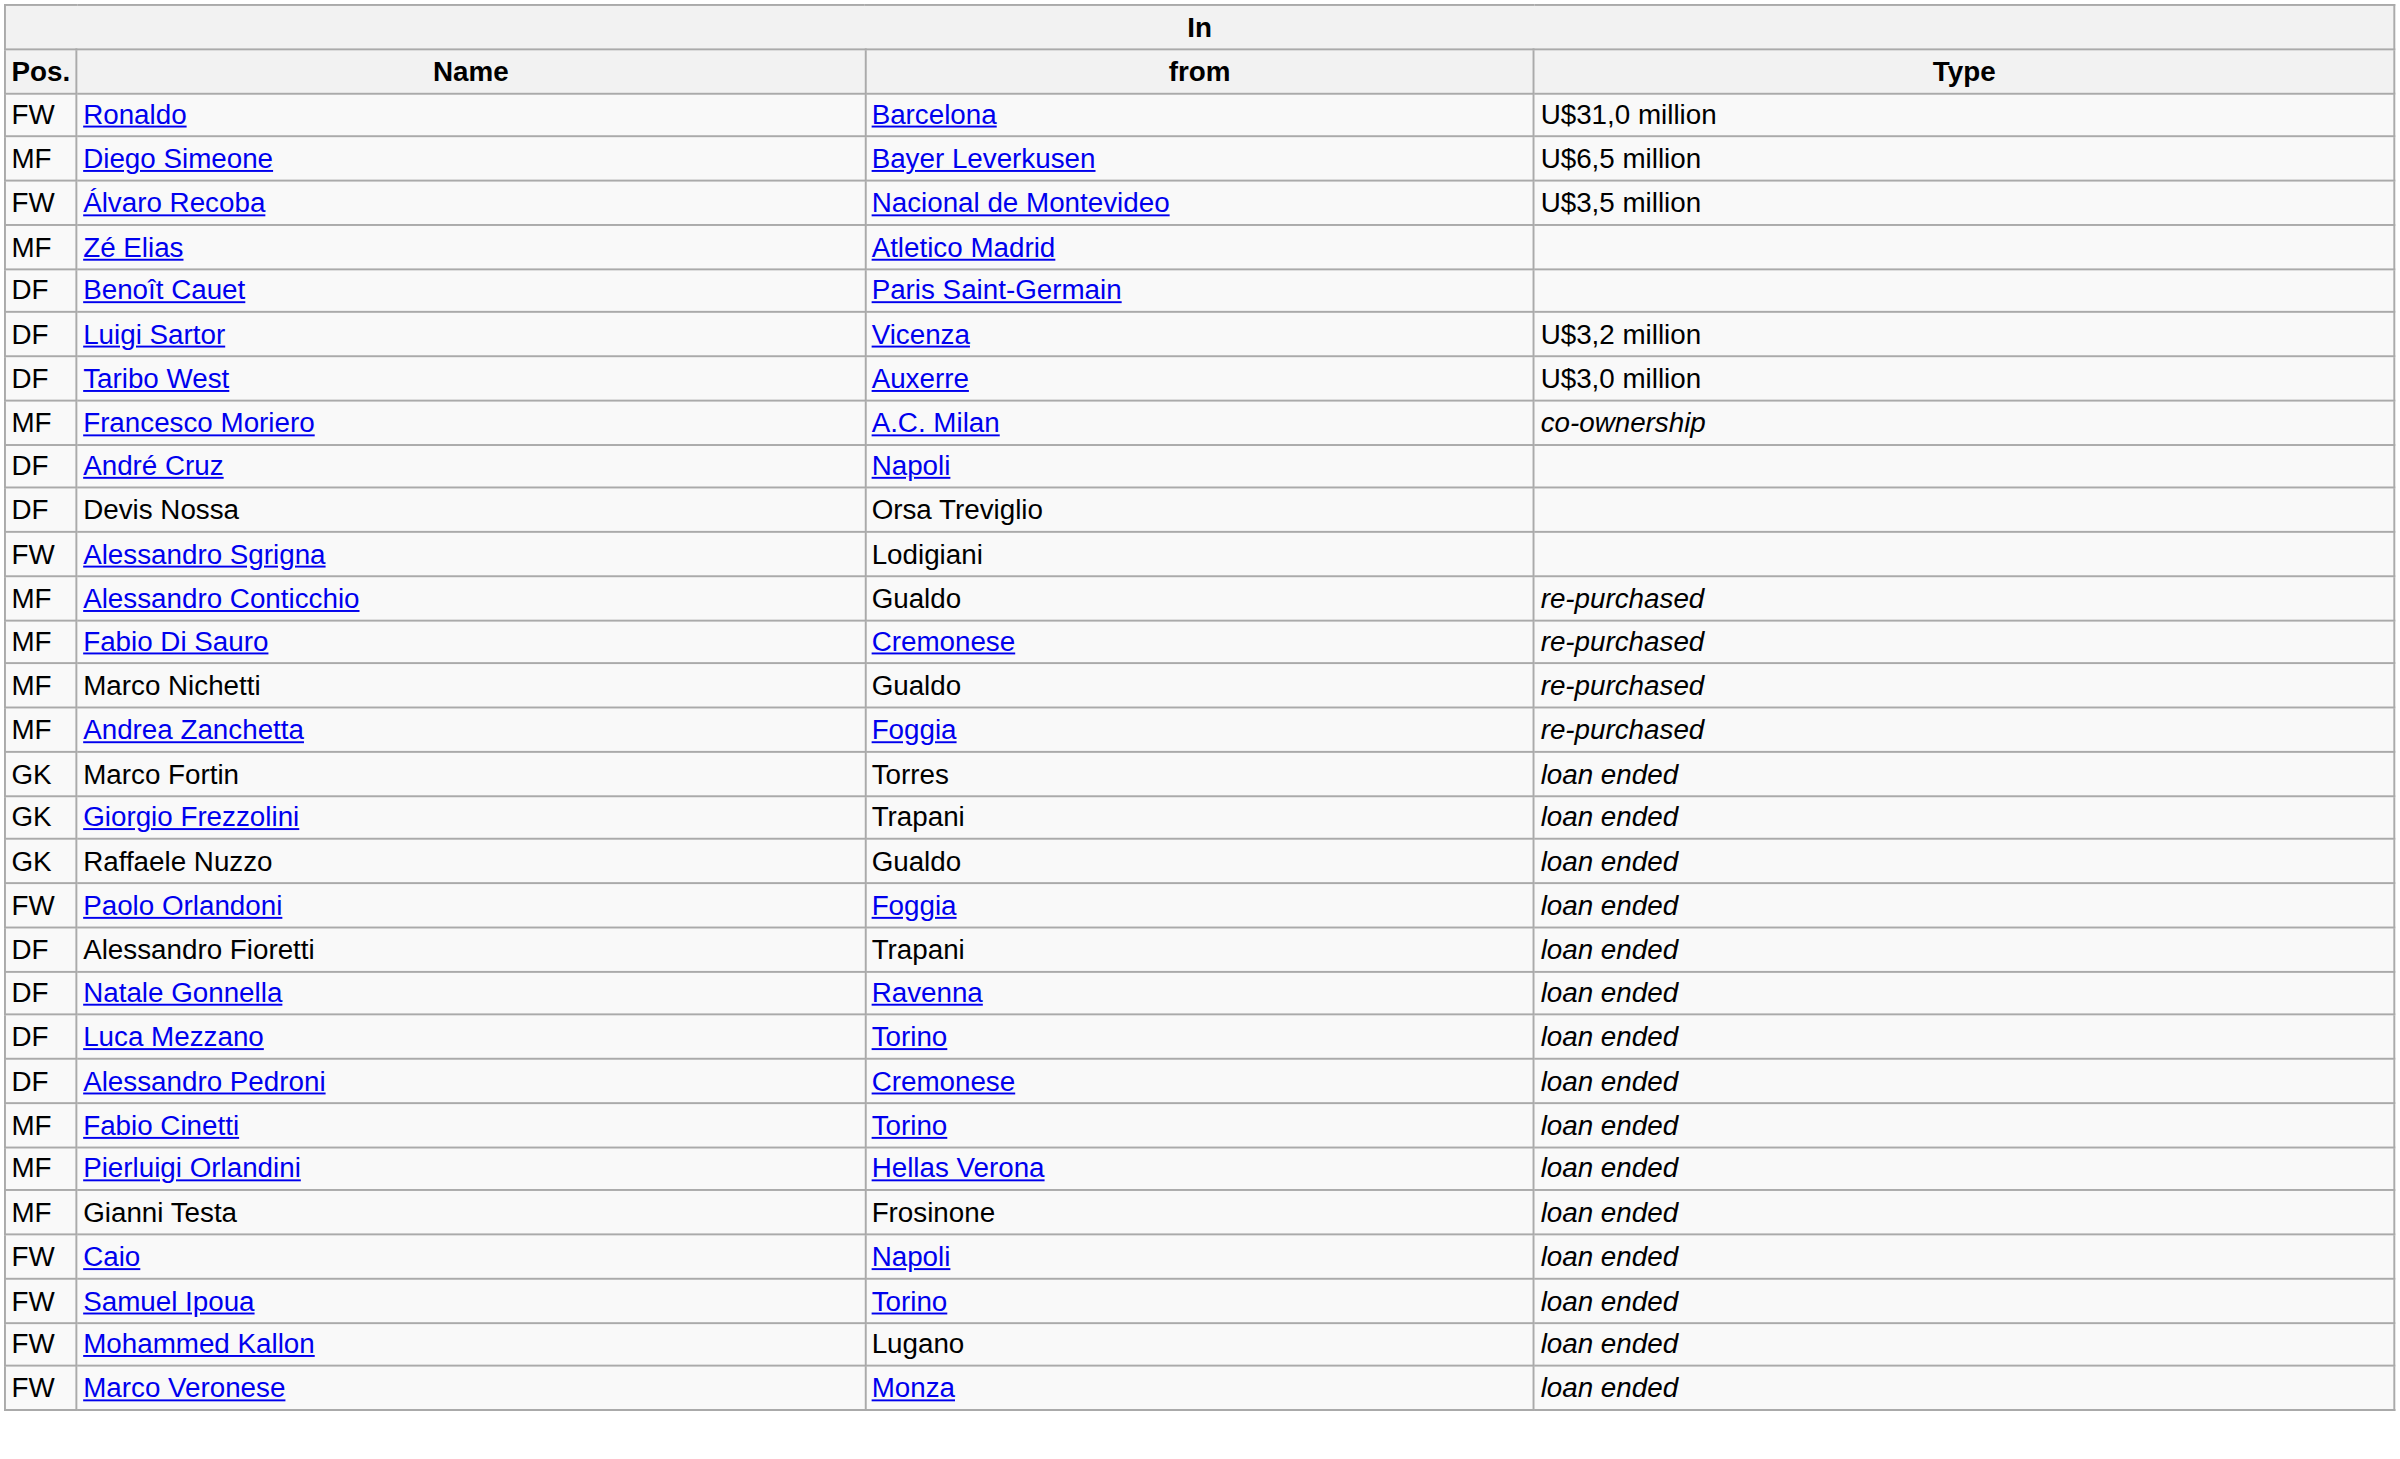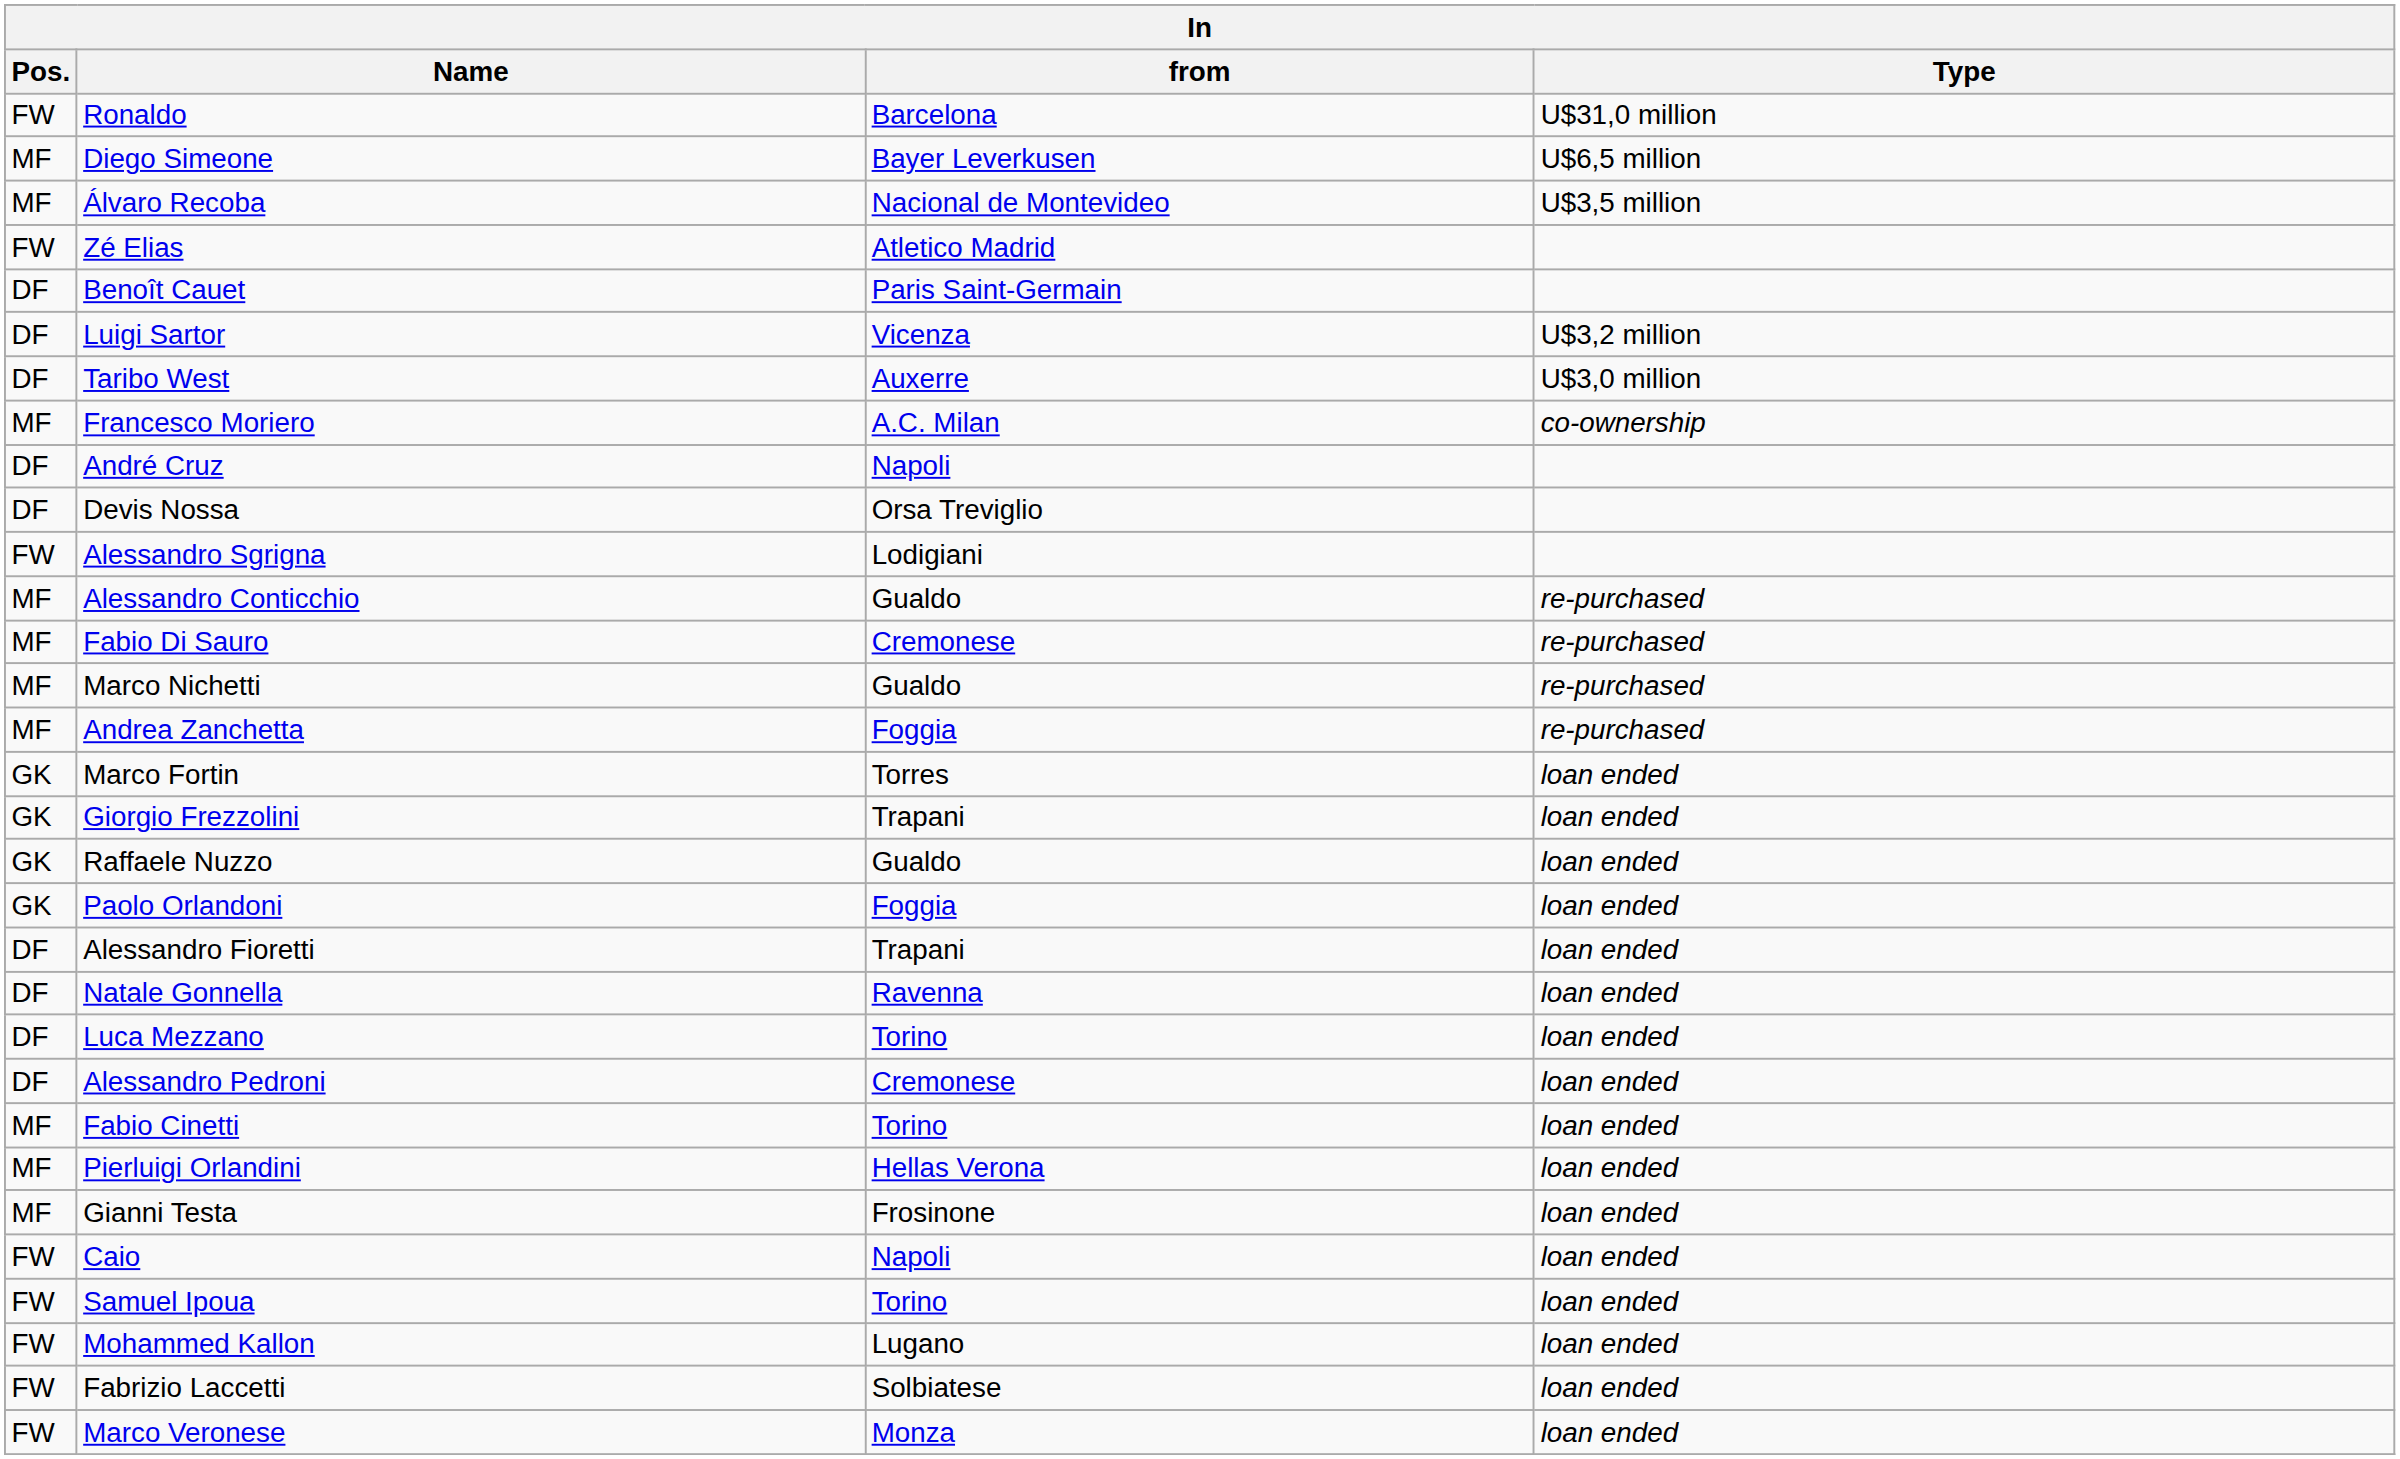(33, 203) FW -> (32, 203) MF
(32, 247) MF -> (33, 247) FW
(33, 905) FW -> (32, 905) GK
+ row: (184, 1388)
